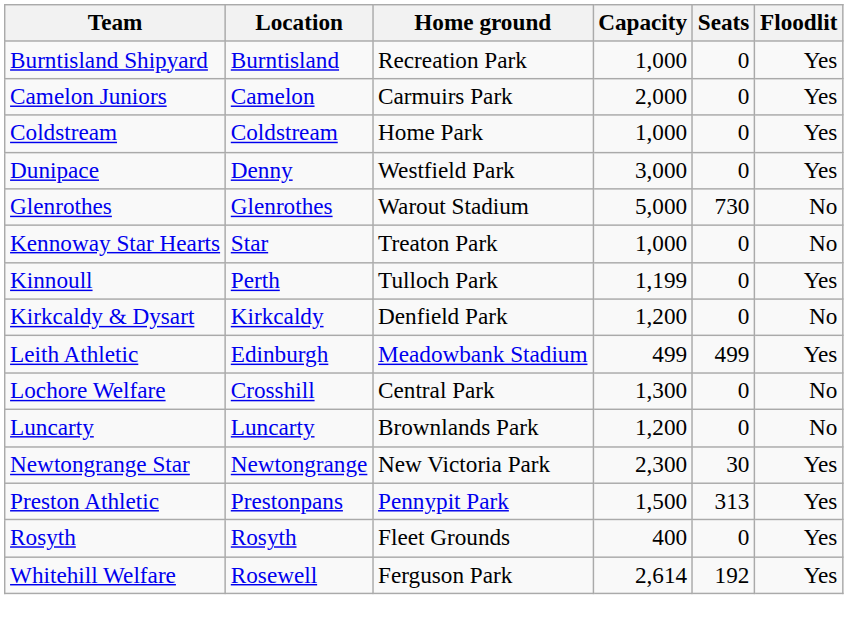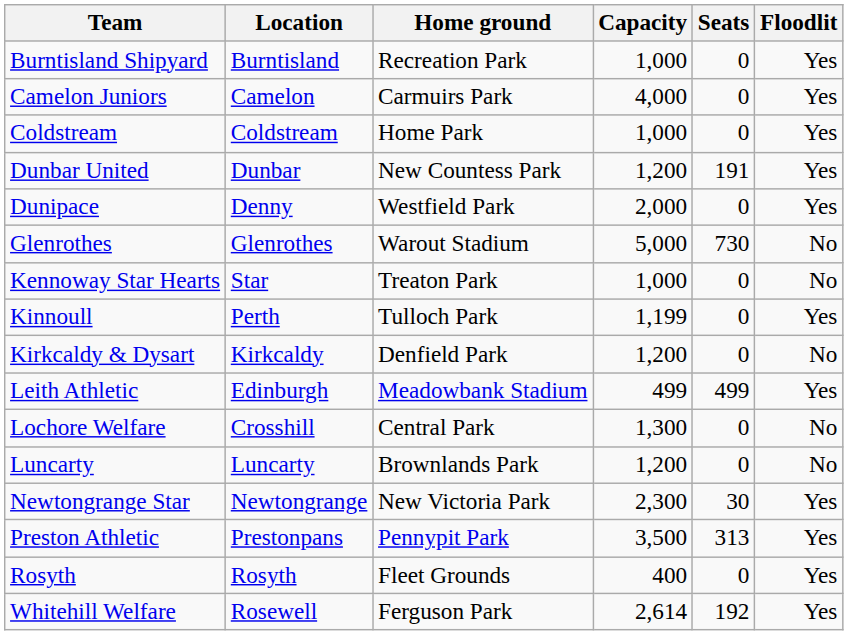(661, 96) 2,000 -> (661, 96) 4,000
+ row: (79, 170)
(661, 170) 3,000 -> (661, 206) 2,000
(661, 501) 1,500 -> (661, 538) 3,500
